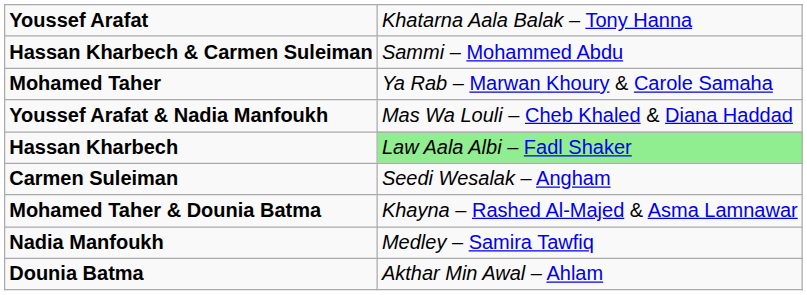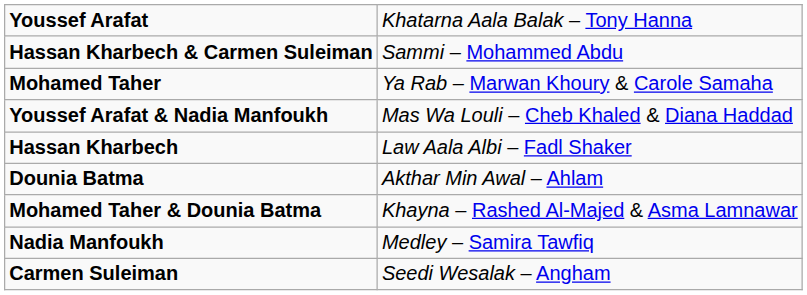(507, 147) lightgreen background -> (507, 147) no background
rows swapped: (94, 178) <-> (76, 274)
